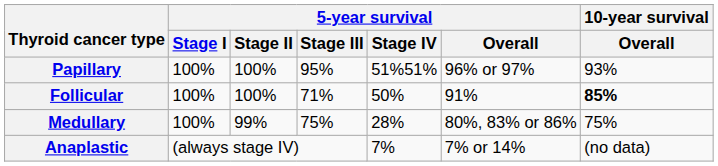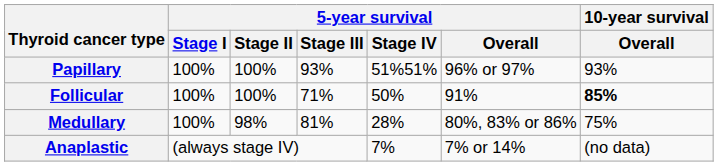(317, 69) 95% -> (317, 69) 93%
(251, 122) 99% -> (251, 122) 98%
(317, 122) 75% -> (317, 122) 81%
